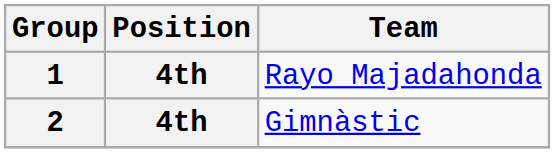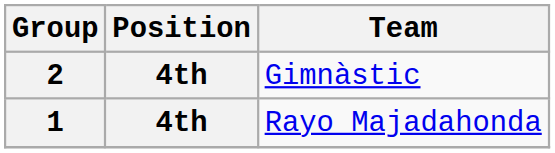rows swapped: (55, 76) <-> (55, 123)
